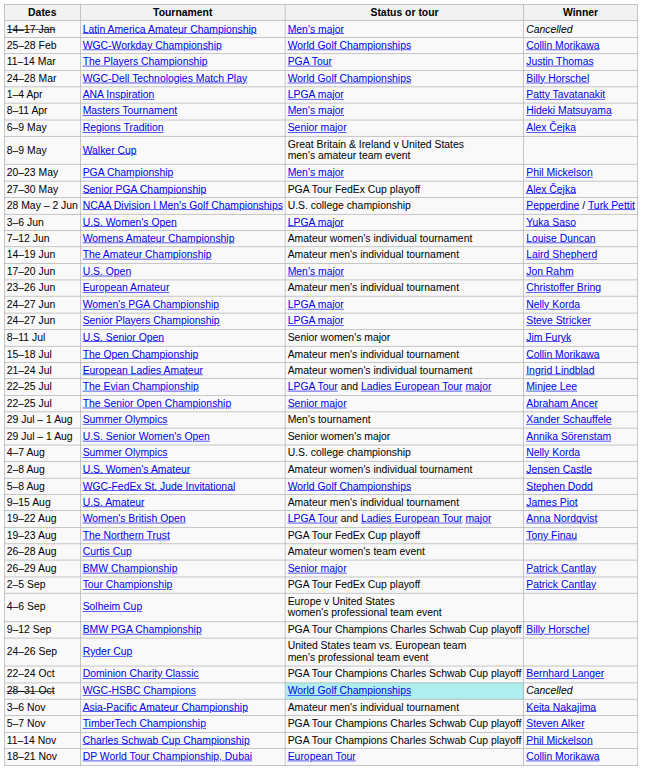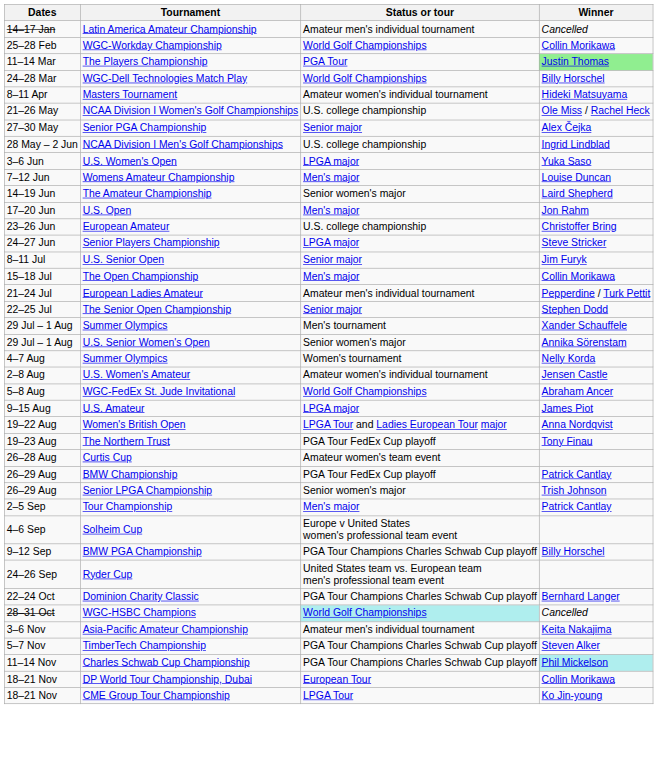(316, 29) Men's major -> (389, 29) Amateur men's individual tournament
(560, 62) no background -> (575, 62) lightgreen background
- row: (25, 95)
(316, 111) Men's major -> (395, 95) Amateur women's individual tournament
- row: (27, 128)
- row: (27, 150)
- row: (32, 172)
+ row: (32, 111)
(354, 189) PGA Tour FedEx Cup playoff -> (333, 128) Senior major
(581, 205) Pepperdine / Turk Pettit -> (576, 144) Ingrid Lindblad
(380, 238) Amateur women's individual tournament -> (331, 177) Men's major
(373, 255) Amateur men's individual tournament -> (354, 194) Senior women's major
(373, 288) Amateur men's individual tournament -> (365, 227) U.S. college championship
- row: (31, 304)
(339, 337) Senior women's major -> (333, 260) Senior major
(373, 354) Amateur men's individual tournament -> (331, 276) Men's major
(380, 370) Amateur women's individual tournament -> (389, 293) Amateur men's individual tournament
(560, 370) Ingrid Lindblad -> (596, 293) Pepperdine / Turk Pettit
- row: (29, 387)
(562, 403) Abraham Ancer -> (575, 309) Stephen Dodd
(349, 453) U.S. college championship -> (352, 359) Women's tournament
(559, 486) Stephen Dodd -> (577, 392) Abraham Ancer
(373, 502) Amateur men's individual tournament -> (331, 408) LPGA major
(317, 568) Senior major -> (369, 474) PGA Tour FedEx Cup playoff
+ row: (32, 491)
(354, 585) PGA Tour FedEx Cup playoff -> (331, 507) Men's major
(559, 740) no background -> (575, 662) paleturquoise background
+ row: (32, 695)
